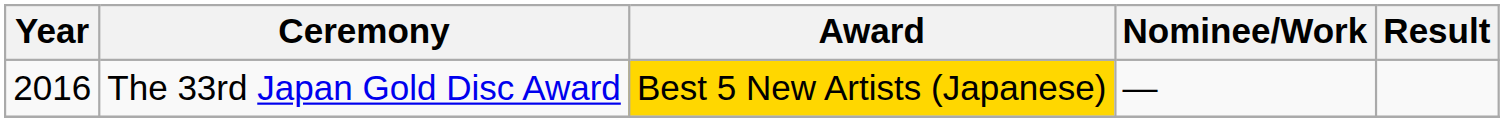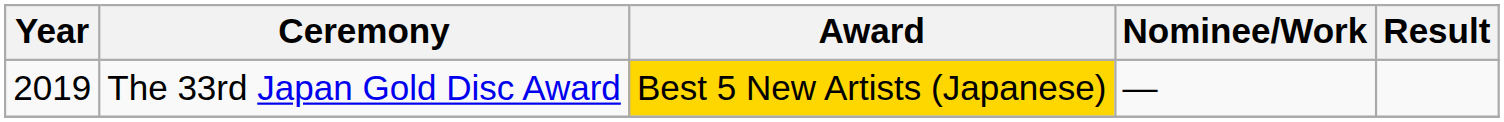(52, 87) 2016 -> (52, 87) 2019
